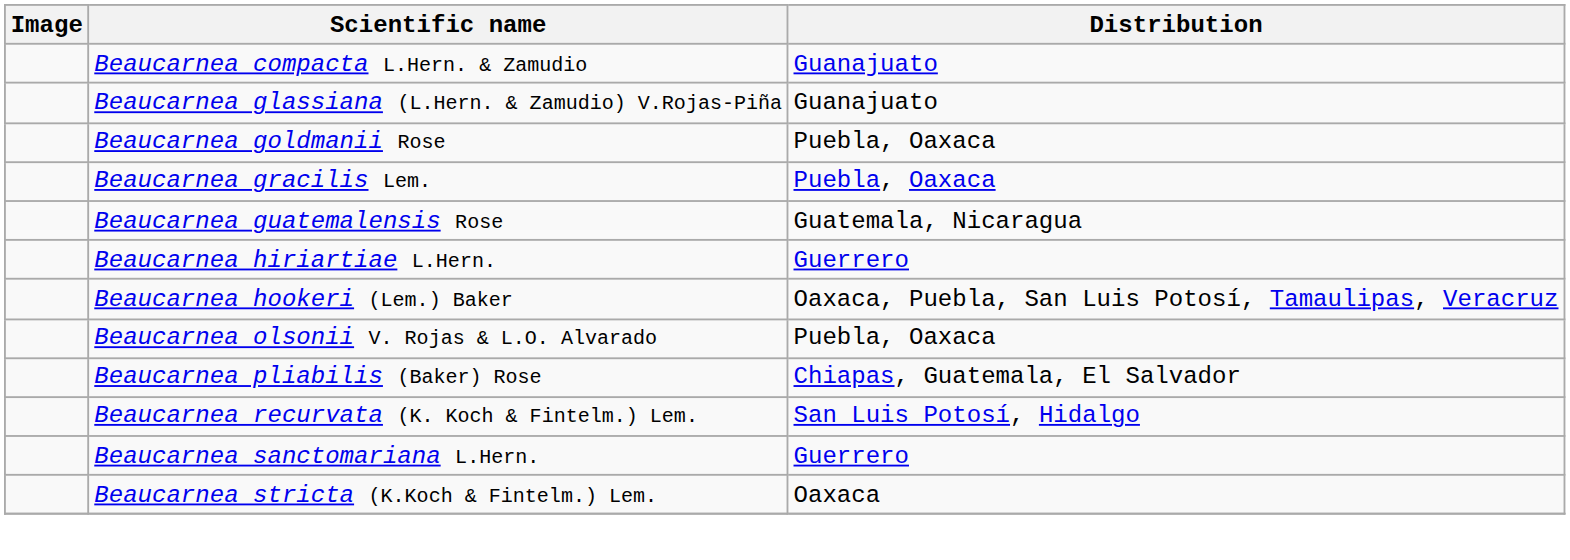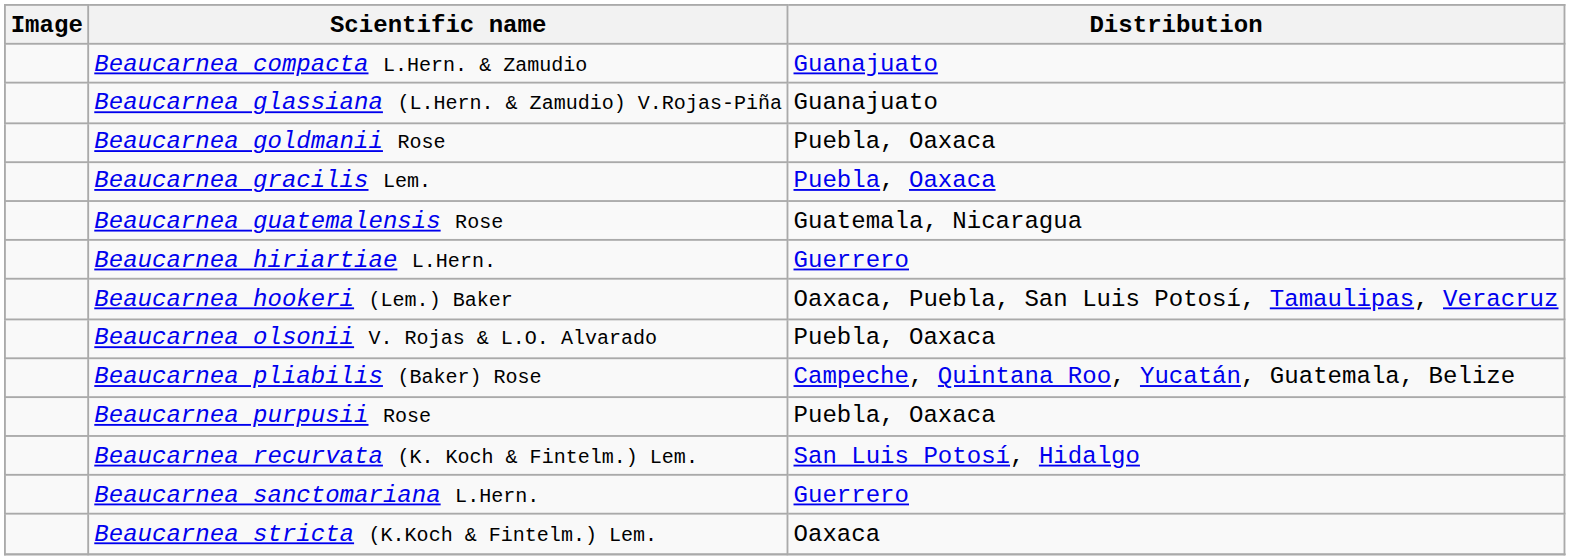(1017, 377) Chiapas, Guatemala, El Salvador -> (1154, 377) Campeche, Quintana Roo, Yucatán, Guatemala, Belize
+ row: (263, 416)
